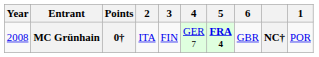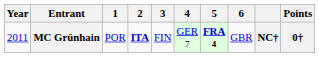columns swapped: (300, 13) <-> (119, 13)
(18, 37) 2008 -> (18, 37) 2011
(147, 37) normal -> (140, 37) bold
